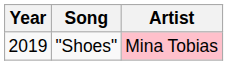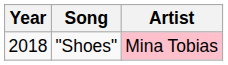(28, 45) 2019 -> (28, 45) 2018
